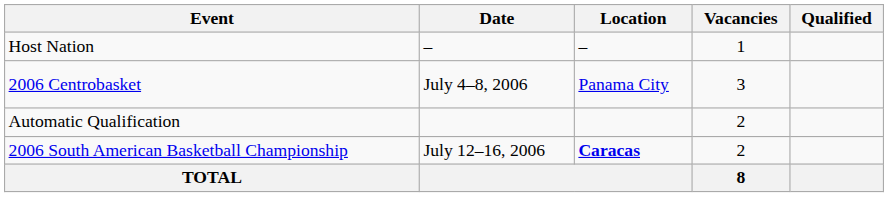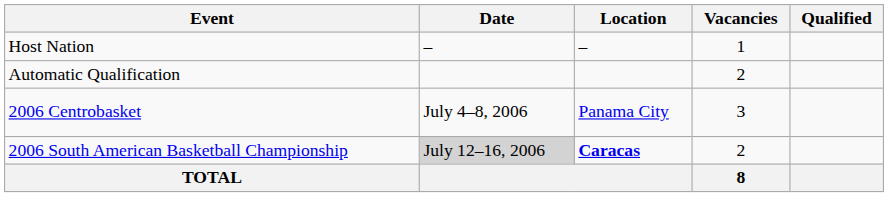rows swapped: (94, 121) <-> (75, 84)
(484, 149) no background -> (484, 149) lightgrey background
